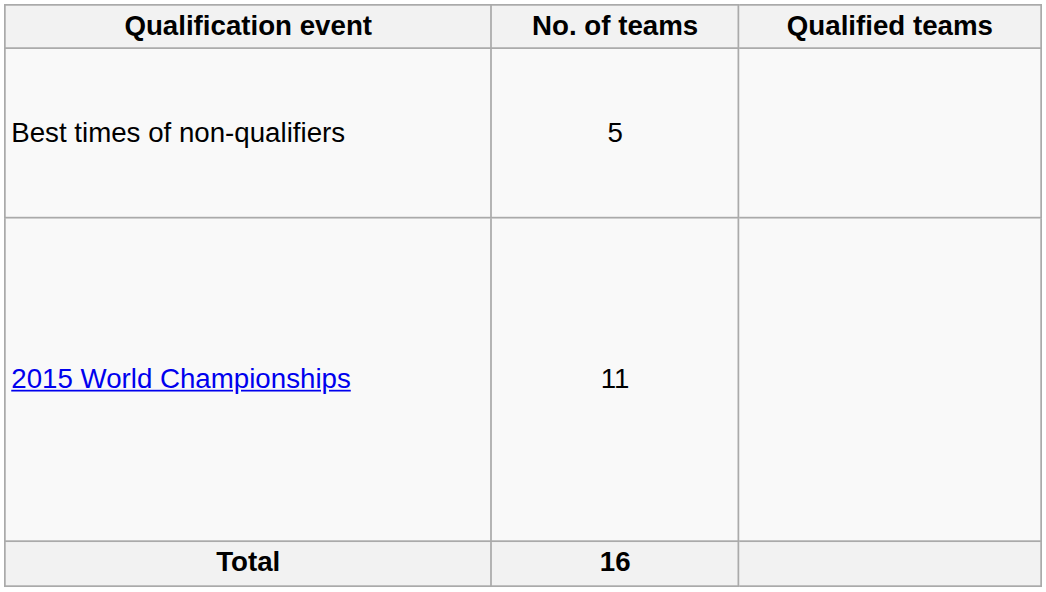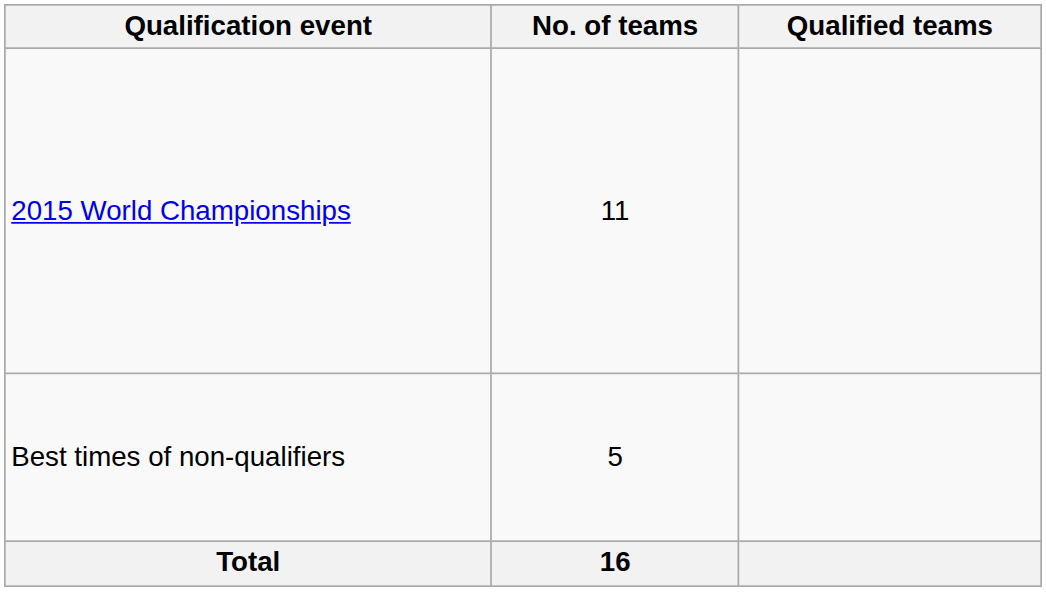rows swapped: (181, 378) <-> (178, 132)
